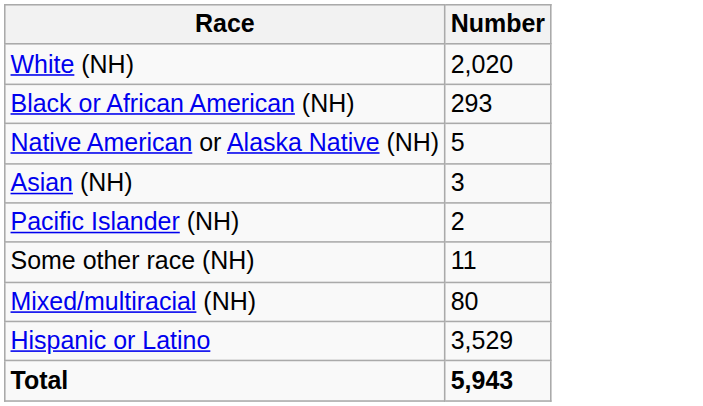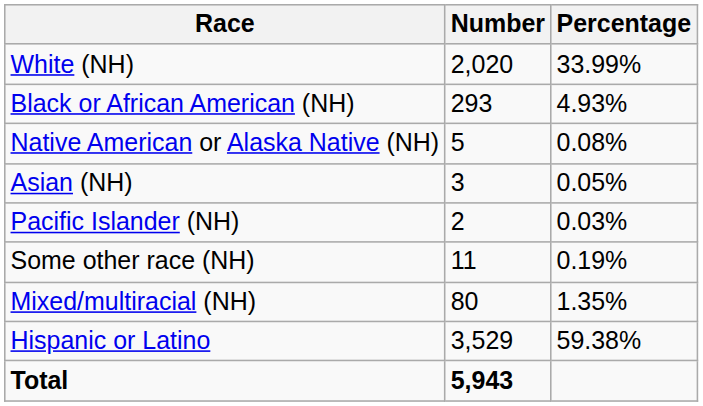+ column: (624, 24)
